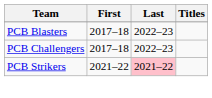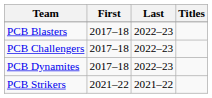+ row: (43, 66)
(154, 66) pink background -> (154, 84) no background
